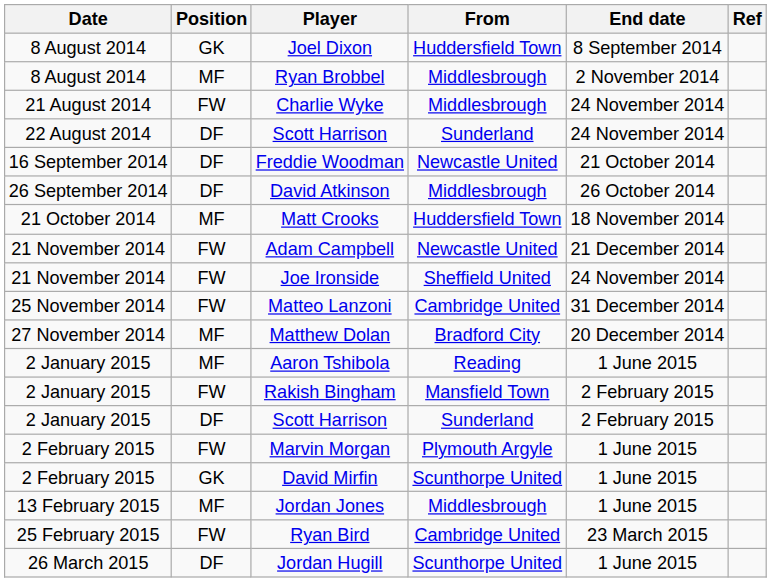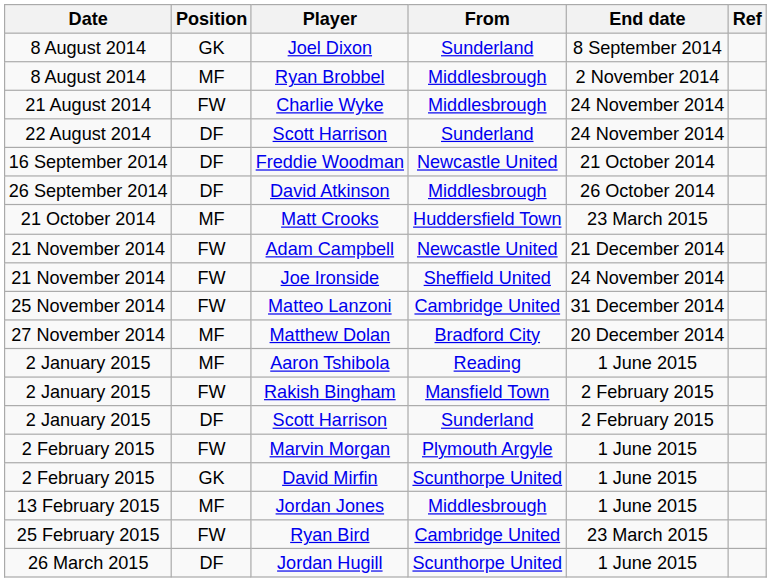(487, 48) Huddersfield Town -> (487, 48) Sunderland
(647, 220) 18 November 2014 -> (647, 220) 23 March 2015
